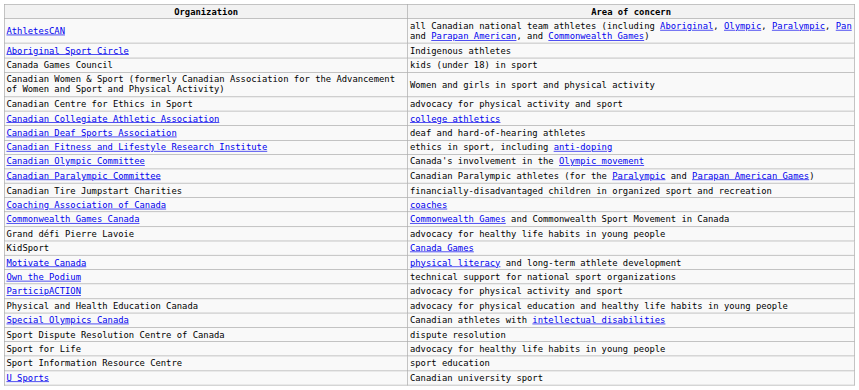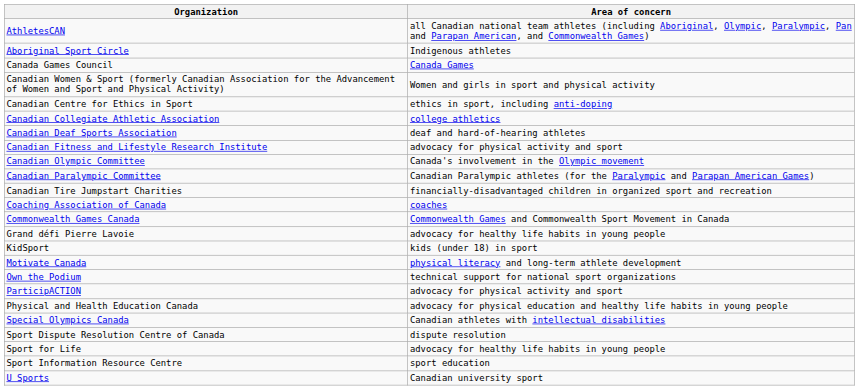(474, 65) kids (under 18) in sport -> (442, 65) Canada Games
(516, 104) advocacy for physical activity and sport -> (511, 104) ethics in sport, including anti-doping
(511, 147) ethics in sport, including anti-doping -> (516, 147) advocacy for physical activity and sport
(442, 248) Canada Games -> (474, 248) kids (under 18) in sport
